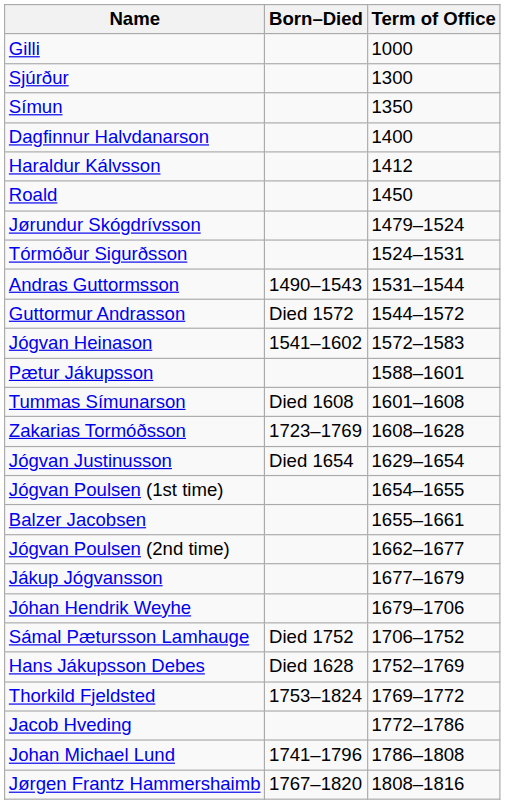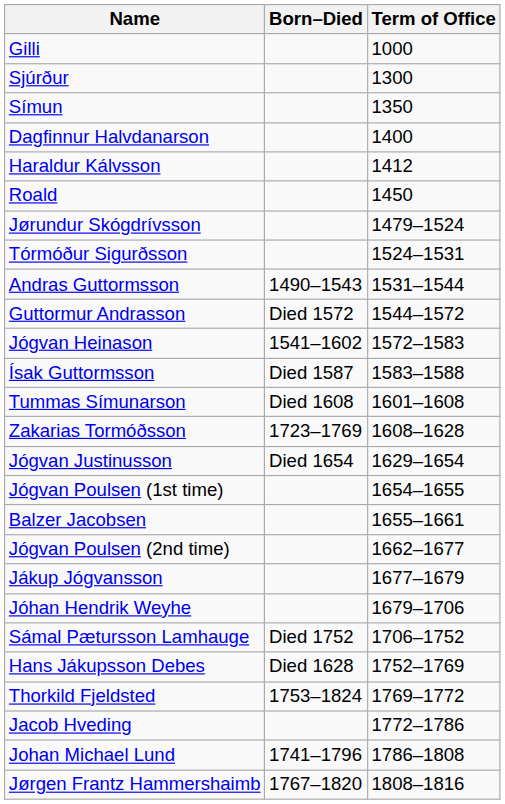+ row: (82, 372)
- row: (81, 372)
